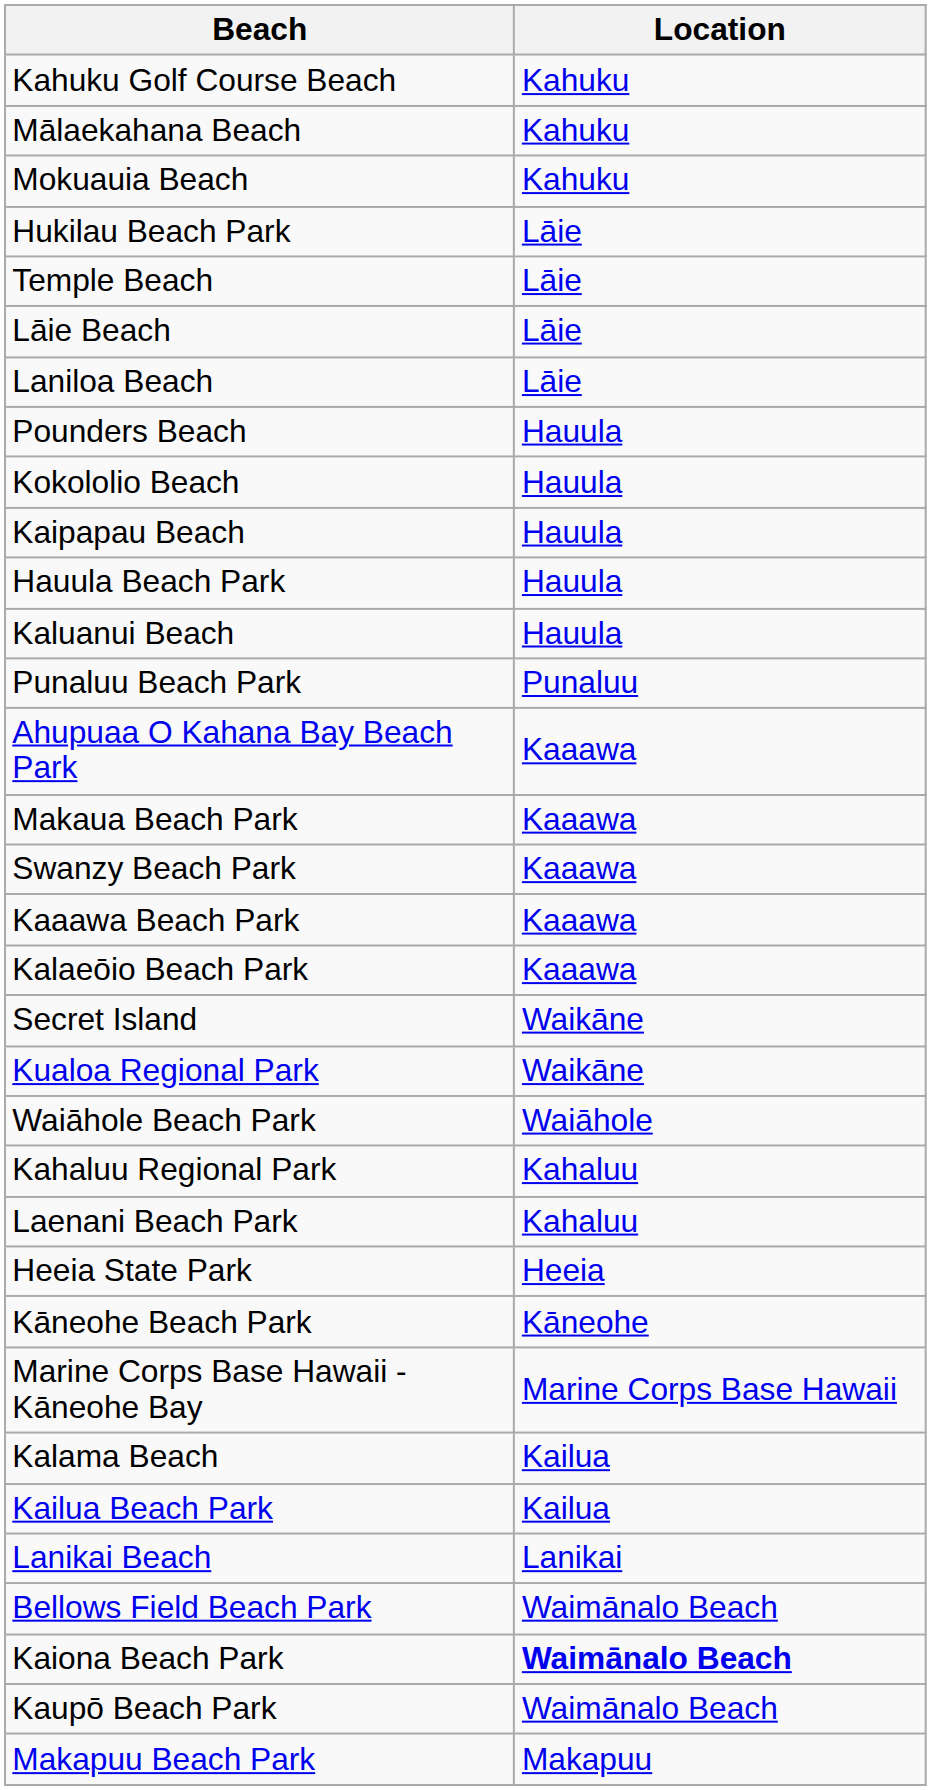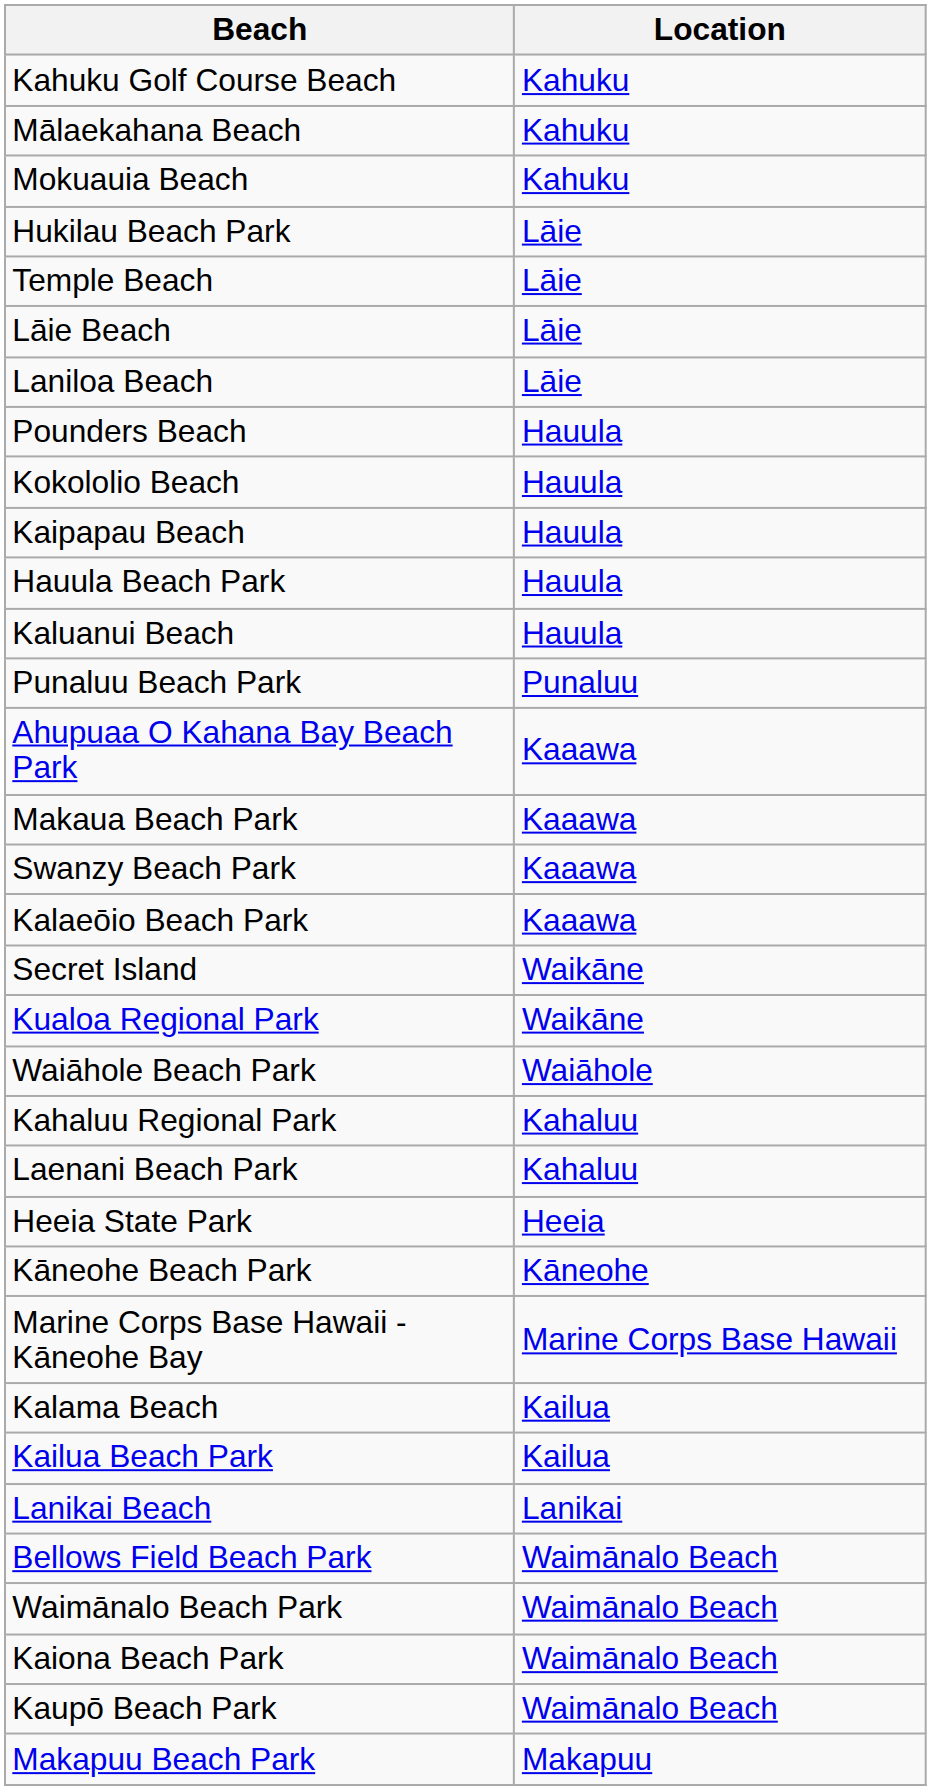- row: (156, 919)
+ row: (177, 1608)
(657, 1658) bold -> (650, 1658) normal
